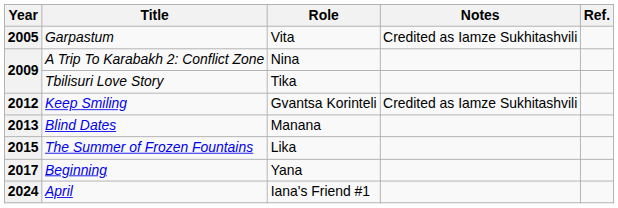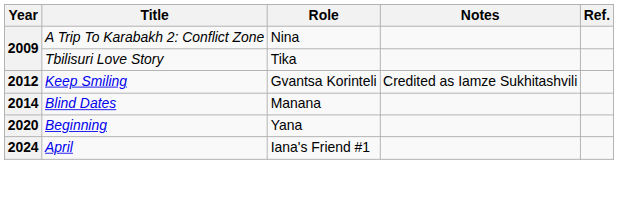- row: (79, 37)
(23, 125) 2013 -> (23, 103) 2014
- row: (149, 147)
(23, 170) 2017 -> (23, 125) 2020
